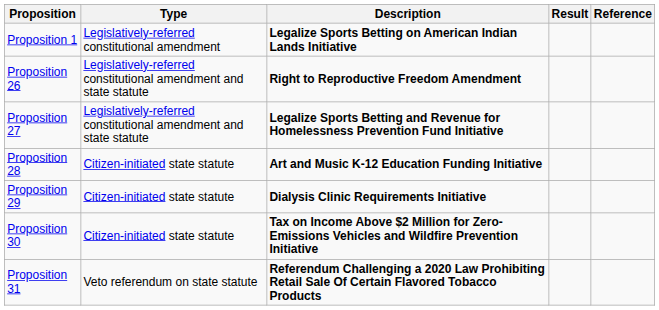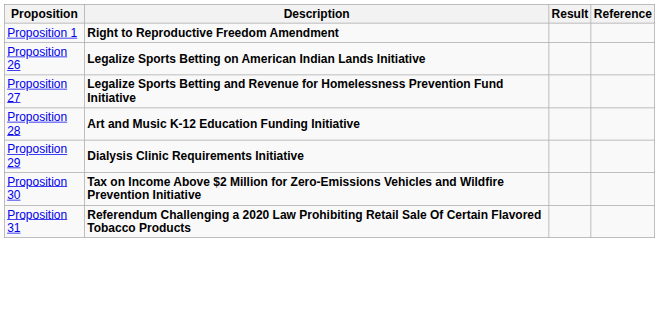- column: (174, 14)
(393, 39) Legalize Sports Betting on American Indian Lands Initiative -> (213, 33) Right to Reproductive Freedom Amendment
(395, 79) Right to Reproductive Freedom Amendment -> (256, 58) Legalize Sports Betting on American Indian Lands Initiative
